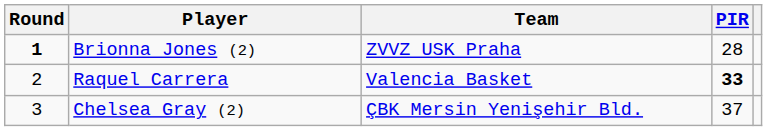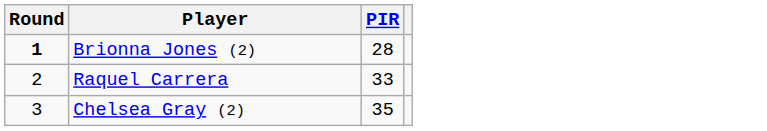- column: (536, 20)
(732, 80) bold -> (383, 80) normal
(732, 110) 37 -> (383, 110) 35
